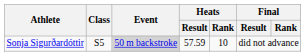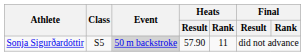(195, 44) 57.59 -> (195, 44) 57.90
(223, 44) 10 -> (223, 44) 11
